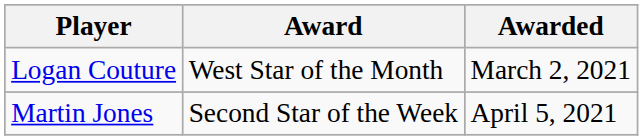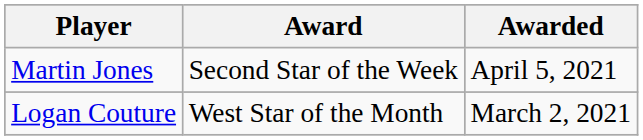rows swapped: (94, 69) <-> (82, 112)
